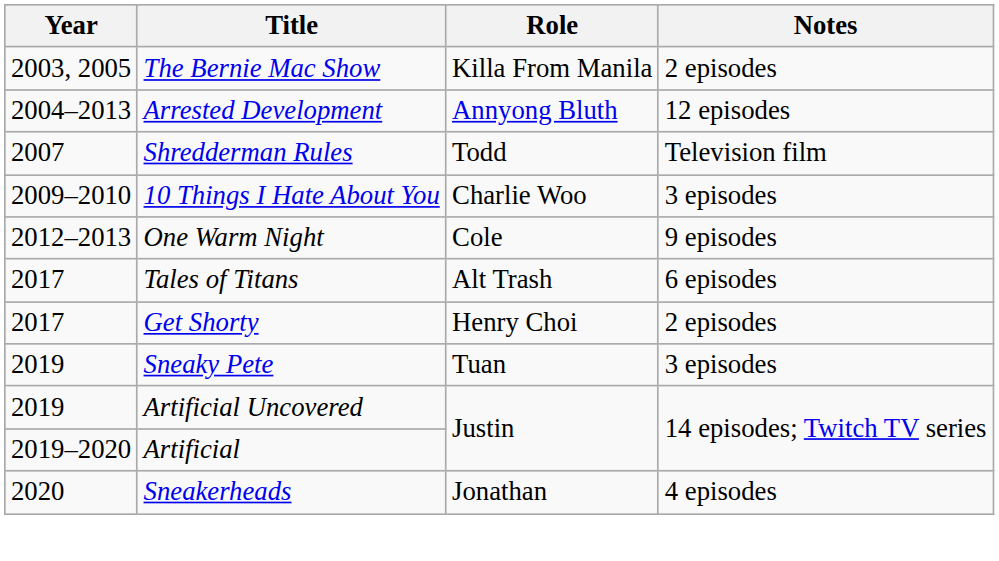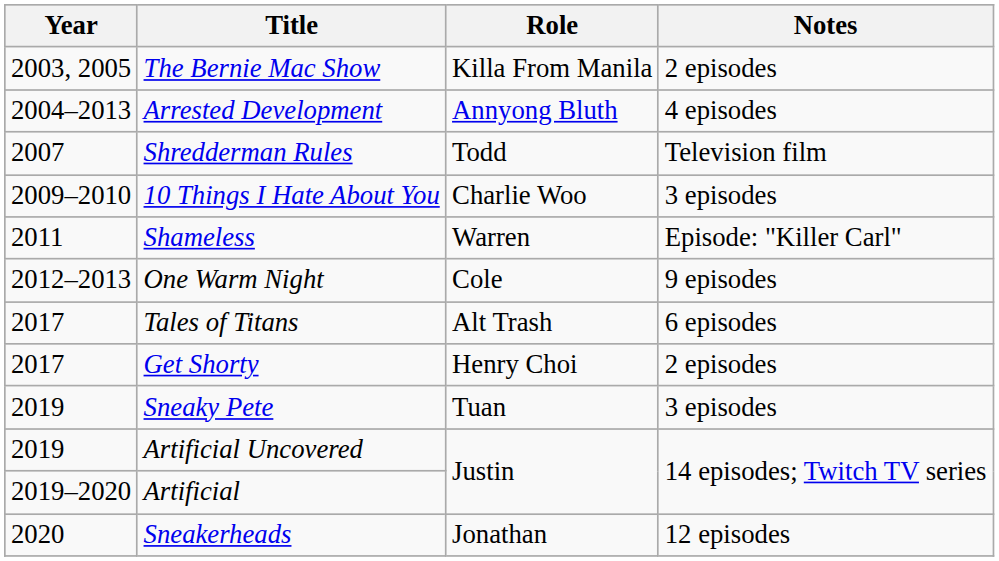(727, 110) 12 episodes -> (721, 110) 4 episodes
+ row: (199, 237)
(721, 491) 4 episodes -> (727, 534) 12 episodes
